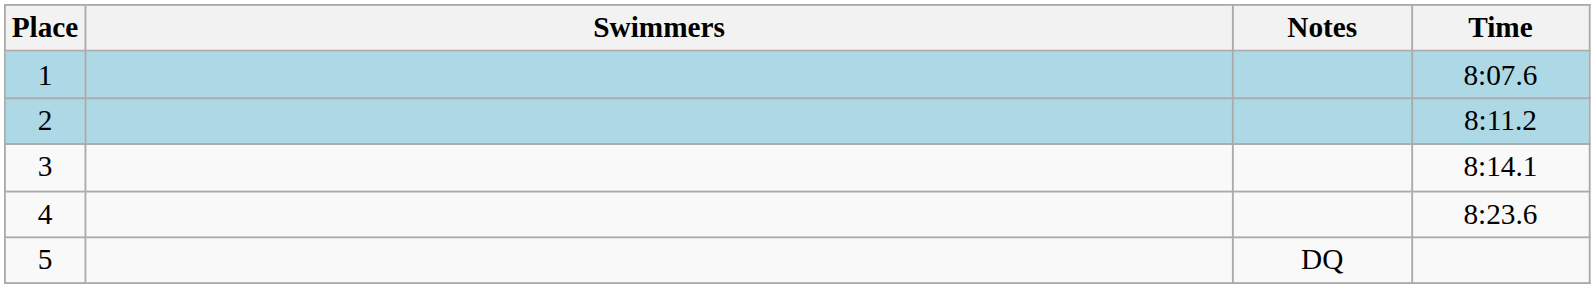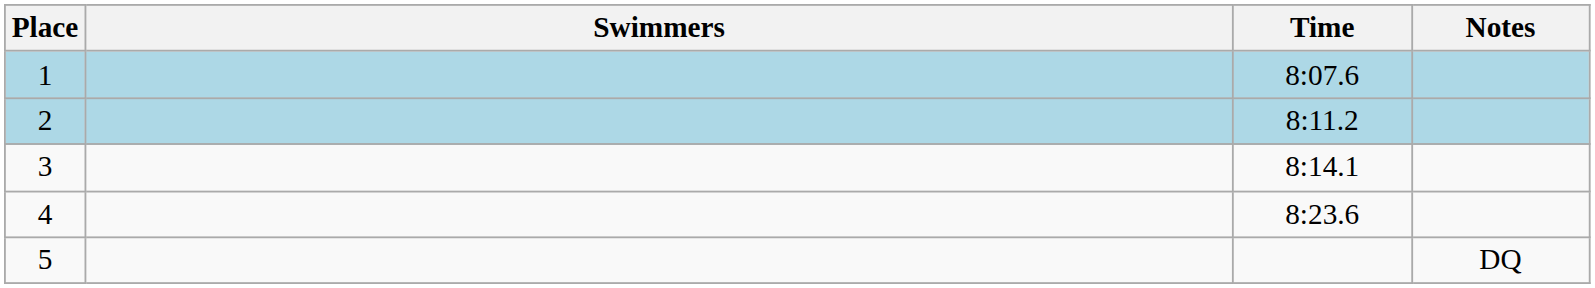columns swapped: (1500, 27) <-> (1322, 27)
